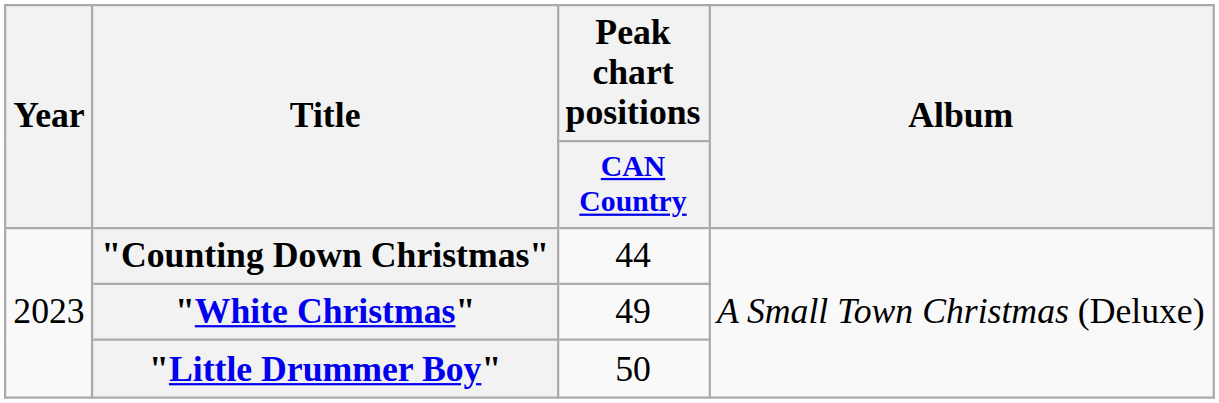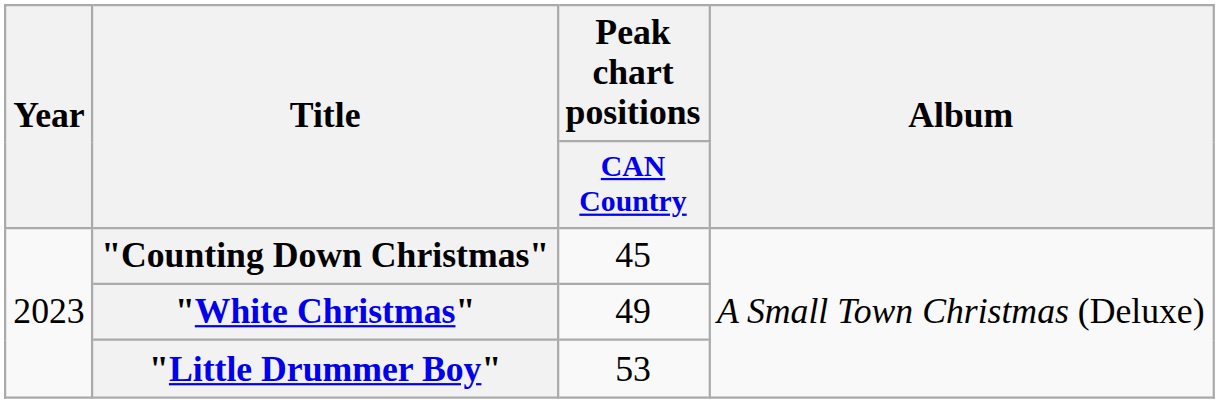(633, 255) 44 -> (633, 255) 45
(633, 368) 50 -> (633, 368) 53
